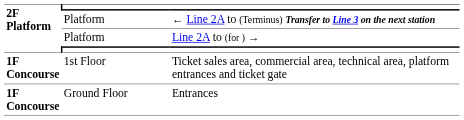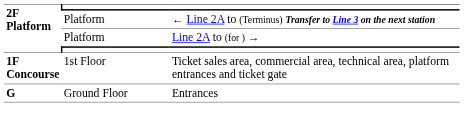(33, 99) 1F Concourse -> (11, 93) G
